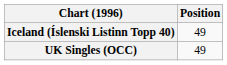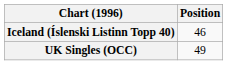(200, 32) 49 -> (200, 32) 46
